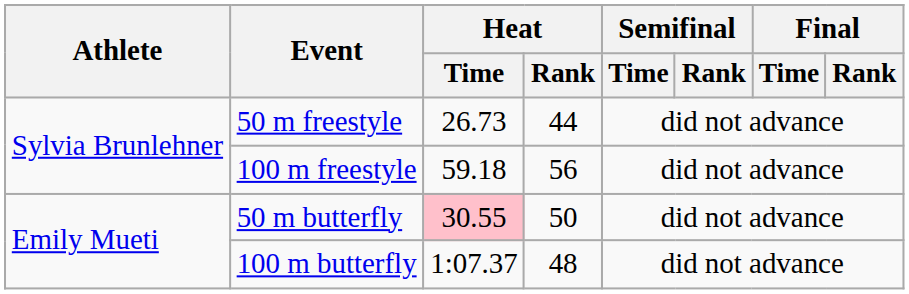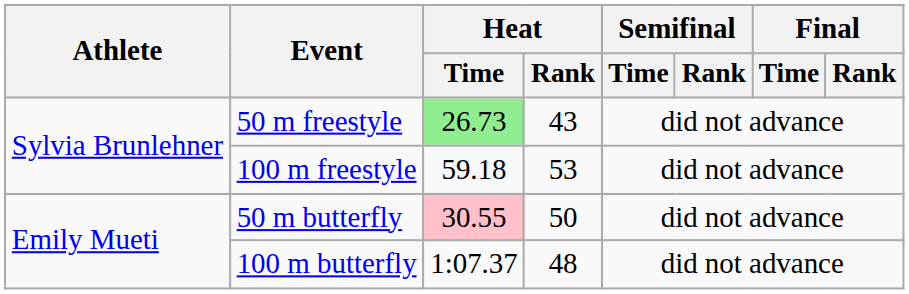(474, 121) no background -> (474, 121) lightgreen background
(563, 121) 44 -> (563, 121) 43
(563, 169) 56 -> (563, 169) 53
